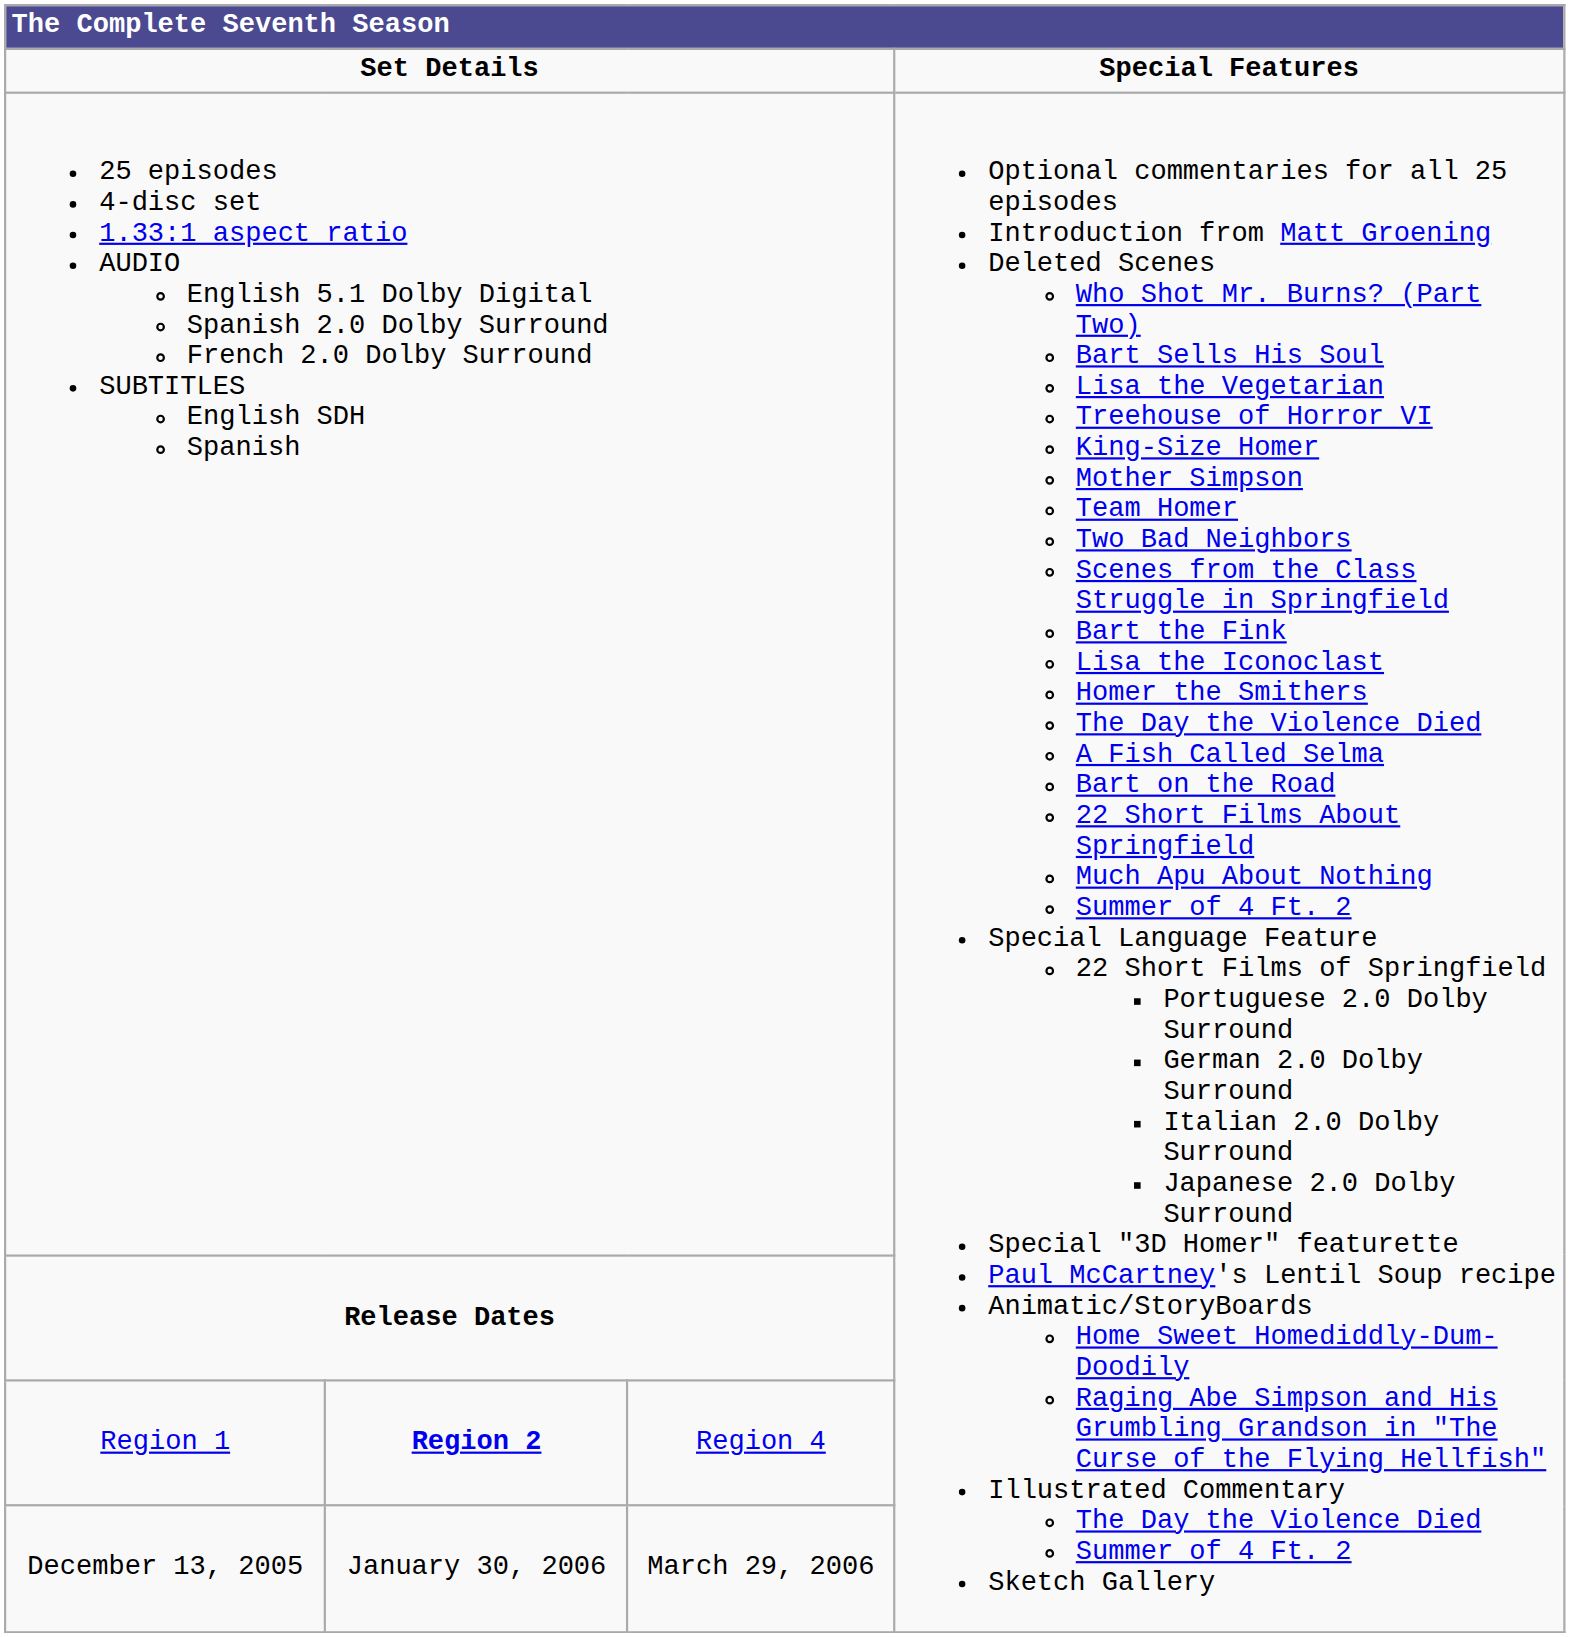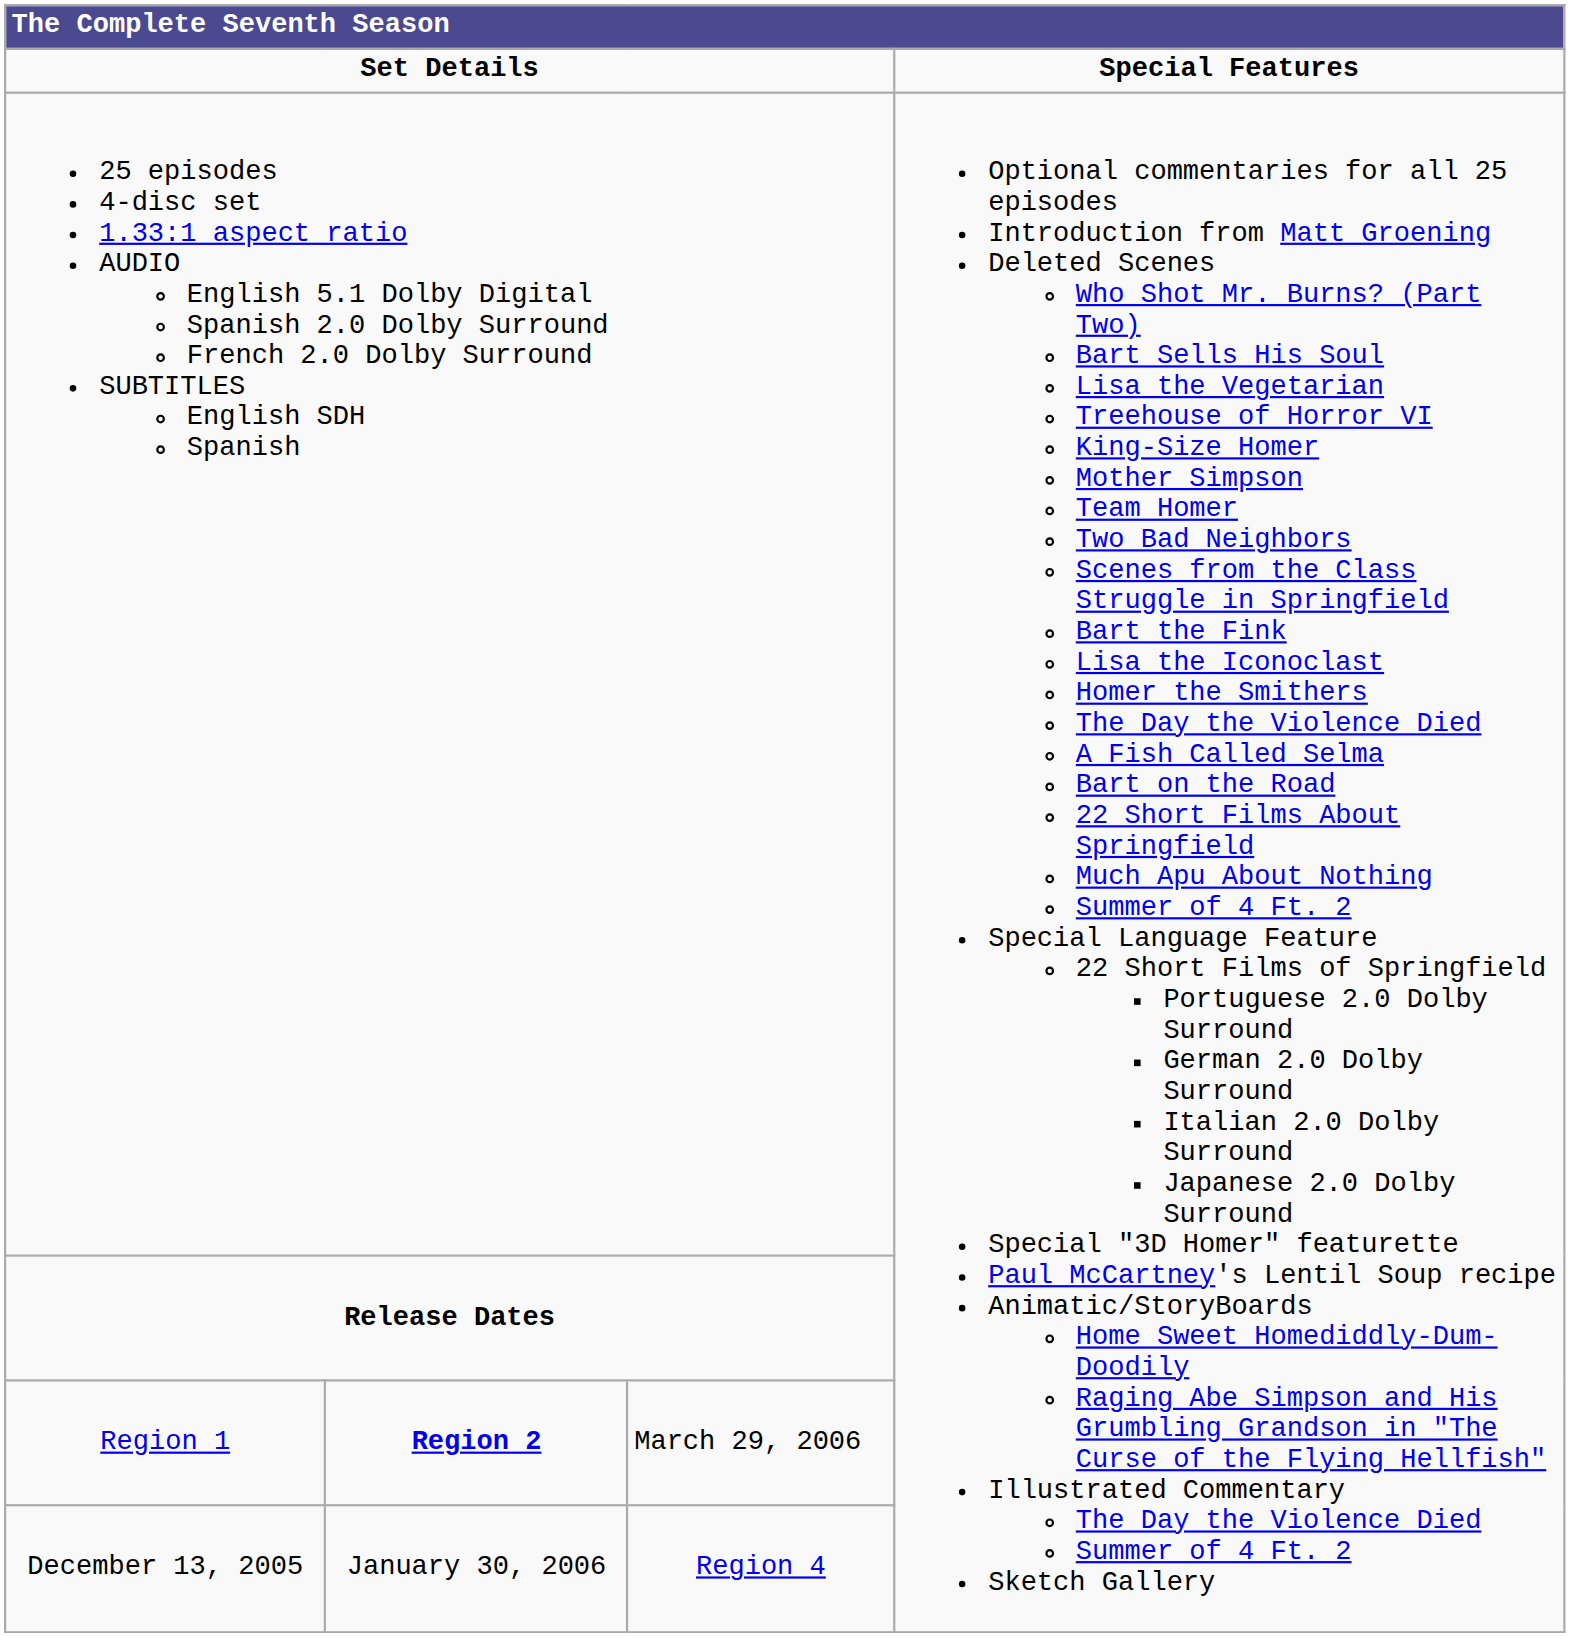(761, 1443) Region 4 -> (748, 1443) March 29, 2006
(761, 1569) March 29, 2006 -> (761, 1569) Region 4
